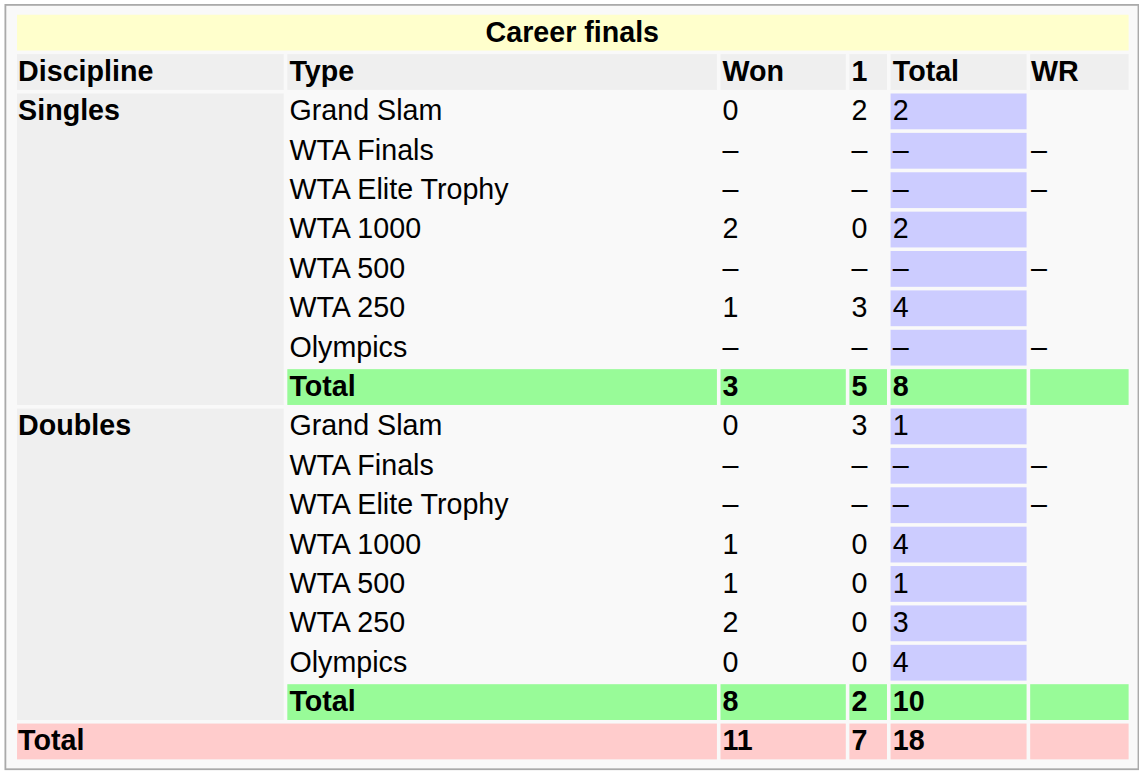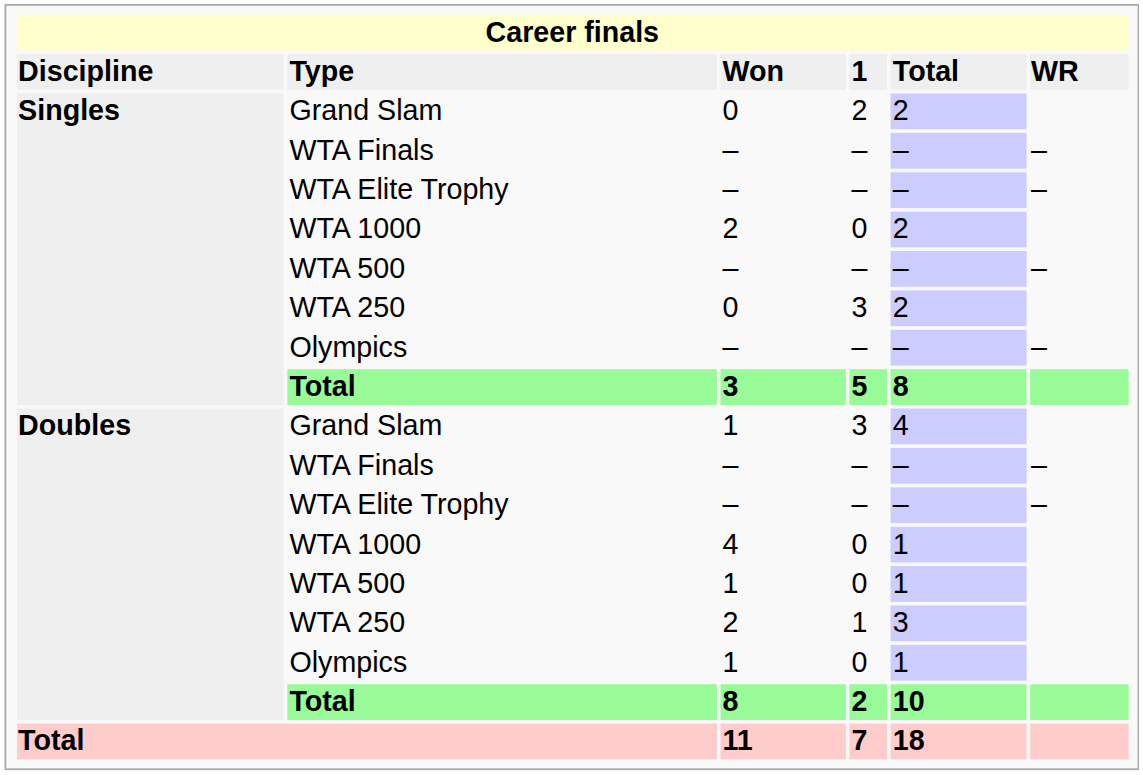(730, 308) 1 -> (730, 308) 0
(901, 308) 4 -> (901, 308) 2
(730, 426) 0 -> (730, 426) 1
(901, 426) 1 -> (901, 426) 4
(730, 544) 1 -> (730, 544) 4
(901, 544) 4 -> (901, 544) 1
(860, 623) 0 -> (860, 623) 1
(730, 662) 0 -> (730, 662) 1
(901, 662) 4 -> (901, 662) 1
